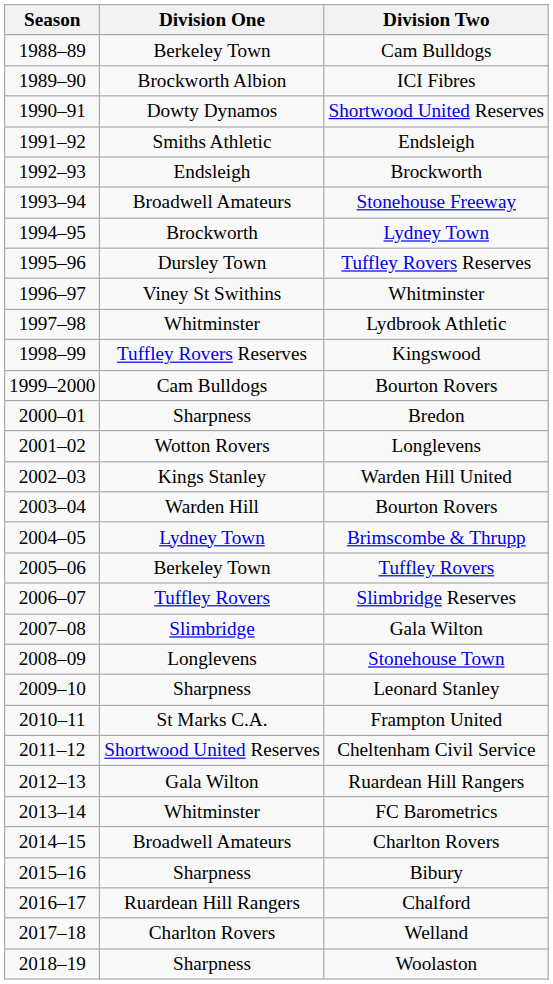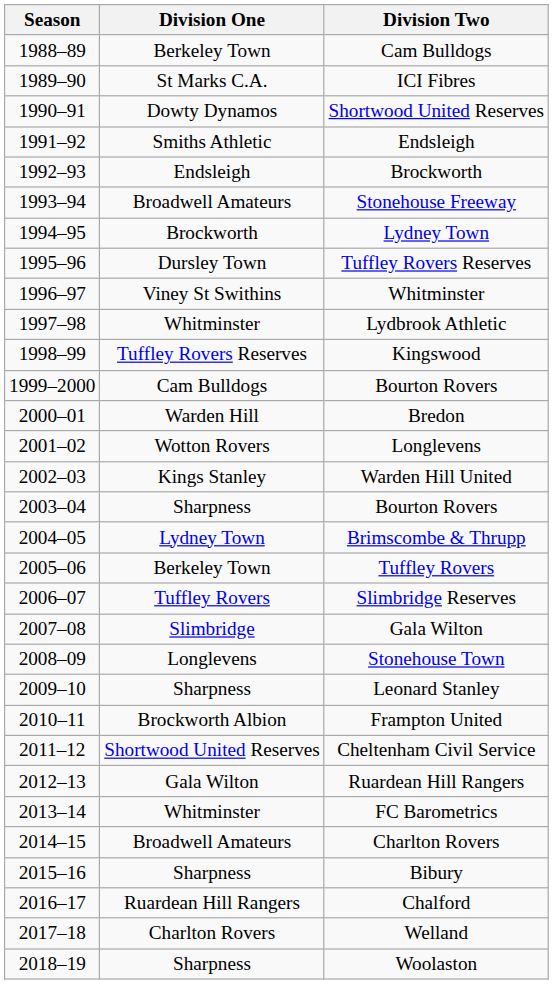(212, 80) Brockworth Albion -> (212, 80) St Marks C.A.
(212, 415) Sharpness -> (212, 415) Warden Hill
(212, 506) Warden Hill -> (212, 506) Sharpness
(212, 720) St Marks C.A. -> (212, 720) Brockworth Albion
